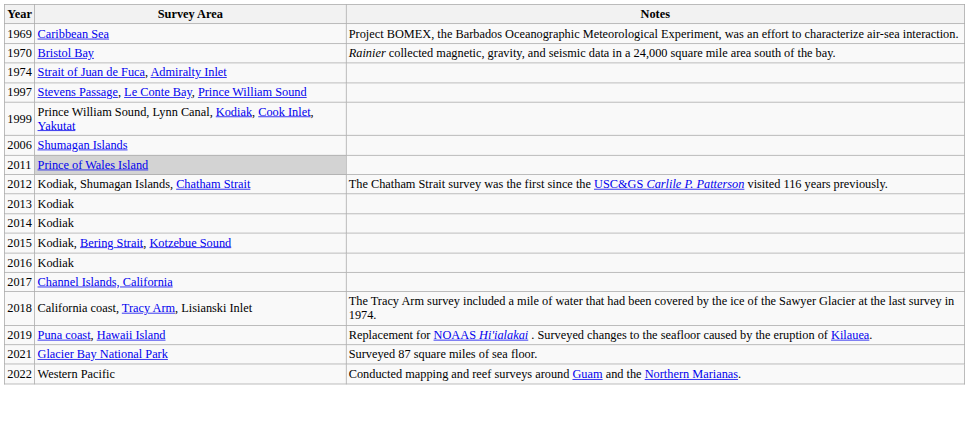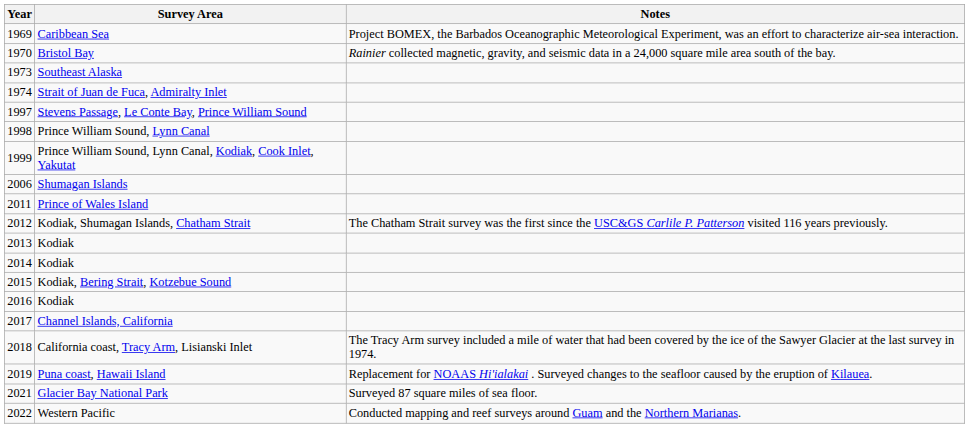+ row: (20, 72)
+ row: (20, 131)
(93, 164) lightgrey background -> (93, 203) no background
